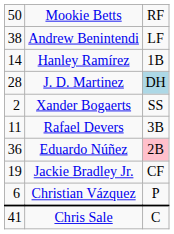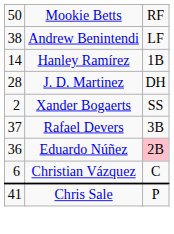(156, 82) lightblue background -> (156, 82) no background
(15, 127) 11 -> (15, 127) 37
- row: (84, 171)
(156, 194) P -> (156, 171) C
(156, 217) C -> (156, 195) P
